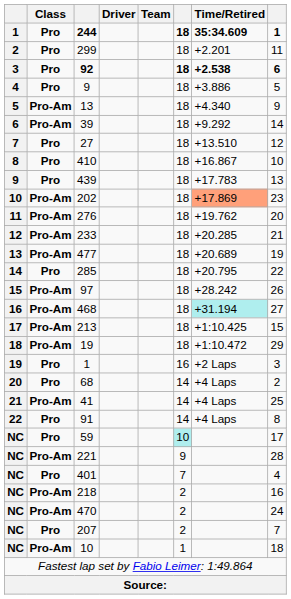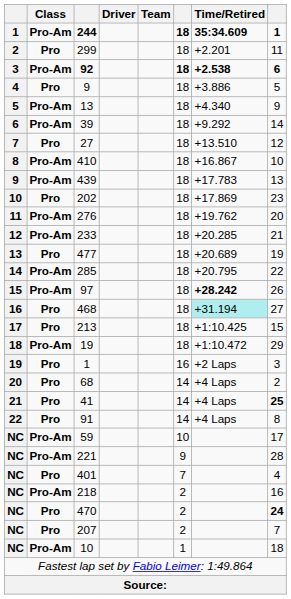(50, 32) Pro -> (51, 32) Pro-Am
(50, 69) Pro -> (51, 69) Pro-Am
(50, 161) Pro -> (51, 161) Pro-Am
(50, 180) Pro -> (51, 180) Pro-Am
(51, 198) Pro-Am -> (50, 198) Pro
(216, 198) lightsalmon background -> (216, 198) no background
(51, 254) Pro-Am -> (50, 254) Pro
(50, 272) Pro -> (51, 272) Pro-Am
(216, 290) normal -> (216, 290) bold
(51, 309) Pro-Am -> (50, 309) Pro
(51, 327) Pro-Am -> (50, 327) Pro
(51, 401) Pro-Am -> (50, 401) Pro
(277, 401) normal -> (277, 401) bold
(50, 438) Pro -> (51, 438) Pro-Am
(183, 438) paleturquoise background -> (183, 438) no background
(51, 512) Pro-Am -> (50, 512) Pro
(277, 512) normal -> (277, 512) bold
